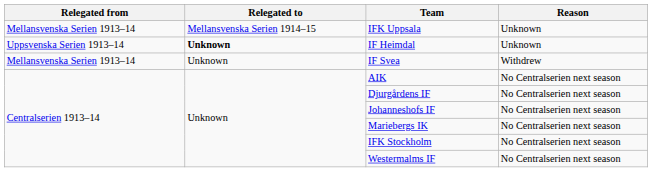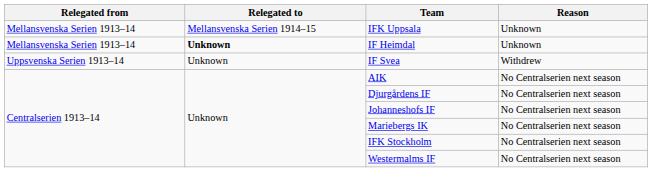(65, 45) Uppsvenska Serien 1913–14 -> (71, 45) Mellansvenska Serien 1913–14
(71, 61) Mellansvenska Serien 1913–14 -> (65, 61) Uppsvenska Serien 1913–14
